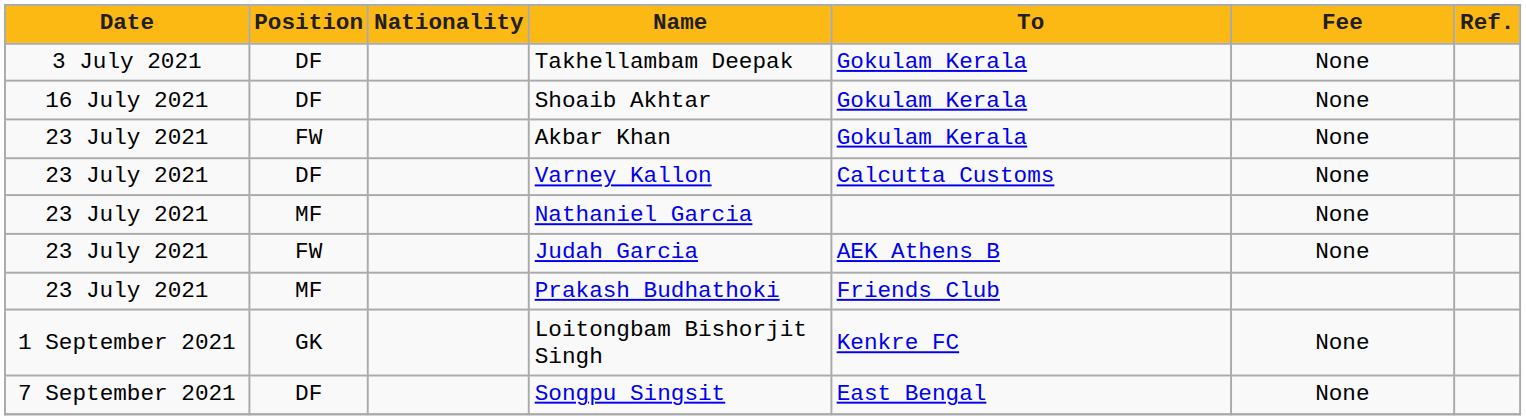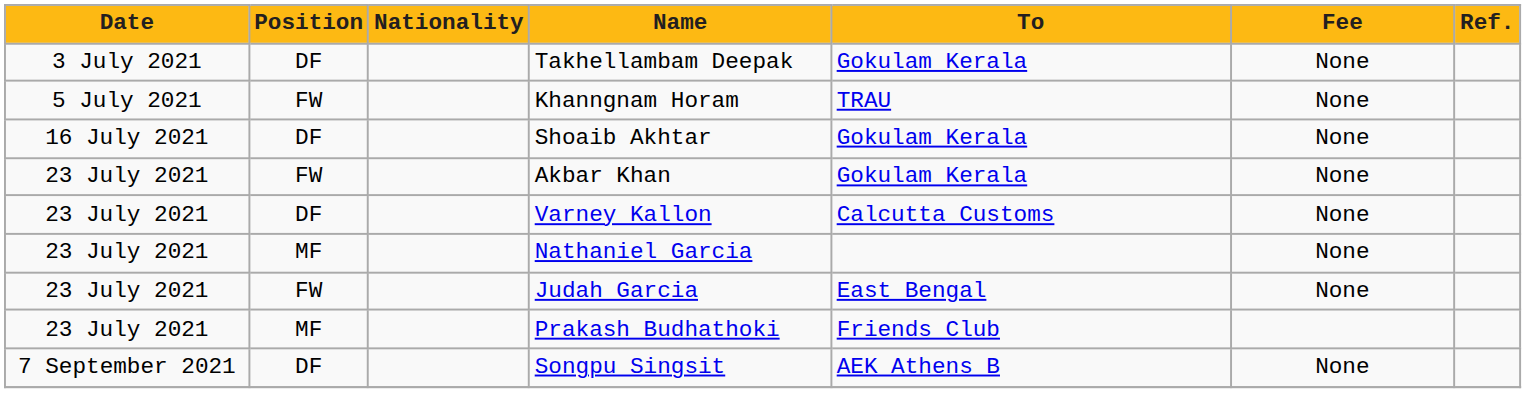+ row: (637, 100)
(918, 253) AEK Athens B -> (912, 291) East Bengal
- row: (671, 342)
(912, 394) East Bengal -> (918, 367) AEK Athens B
